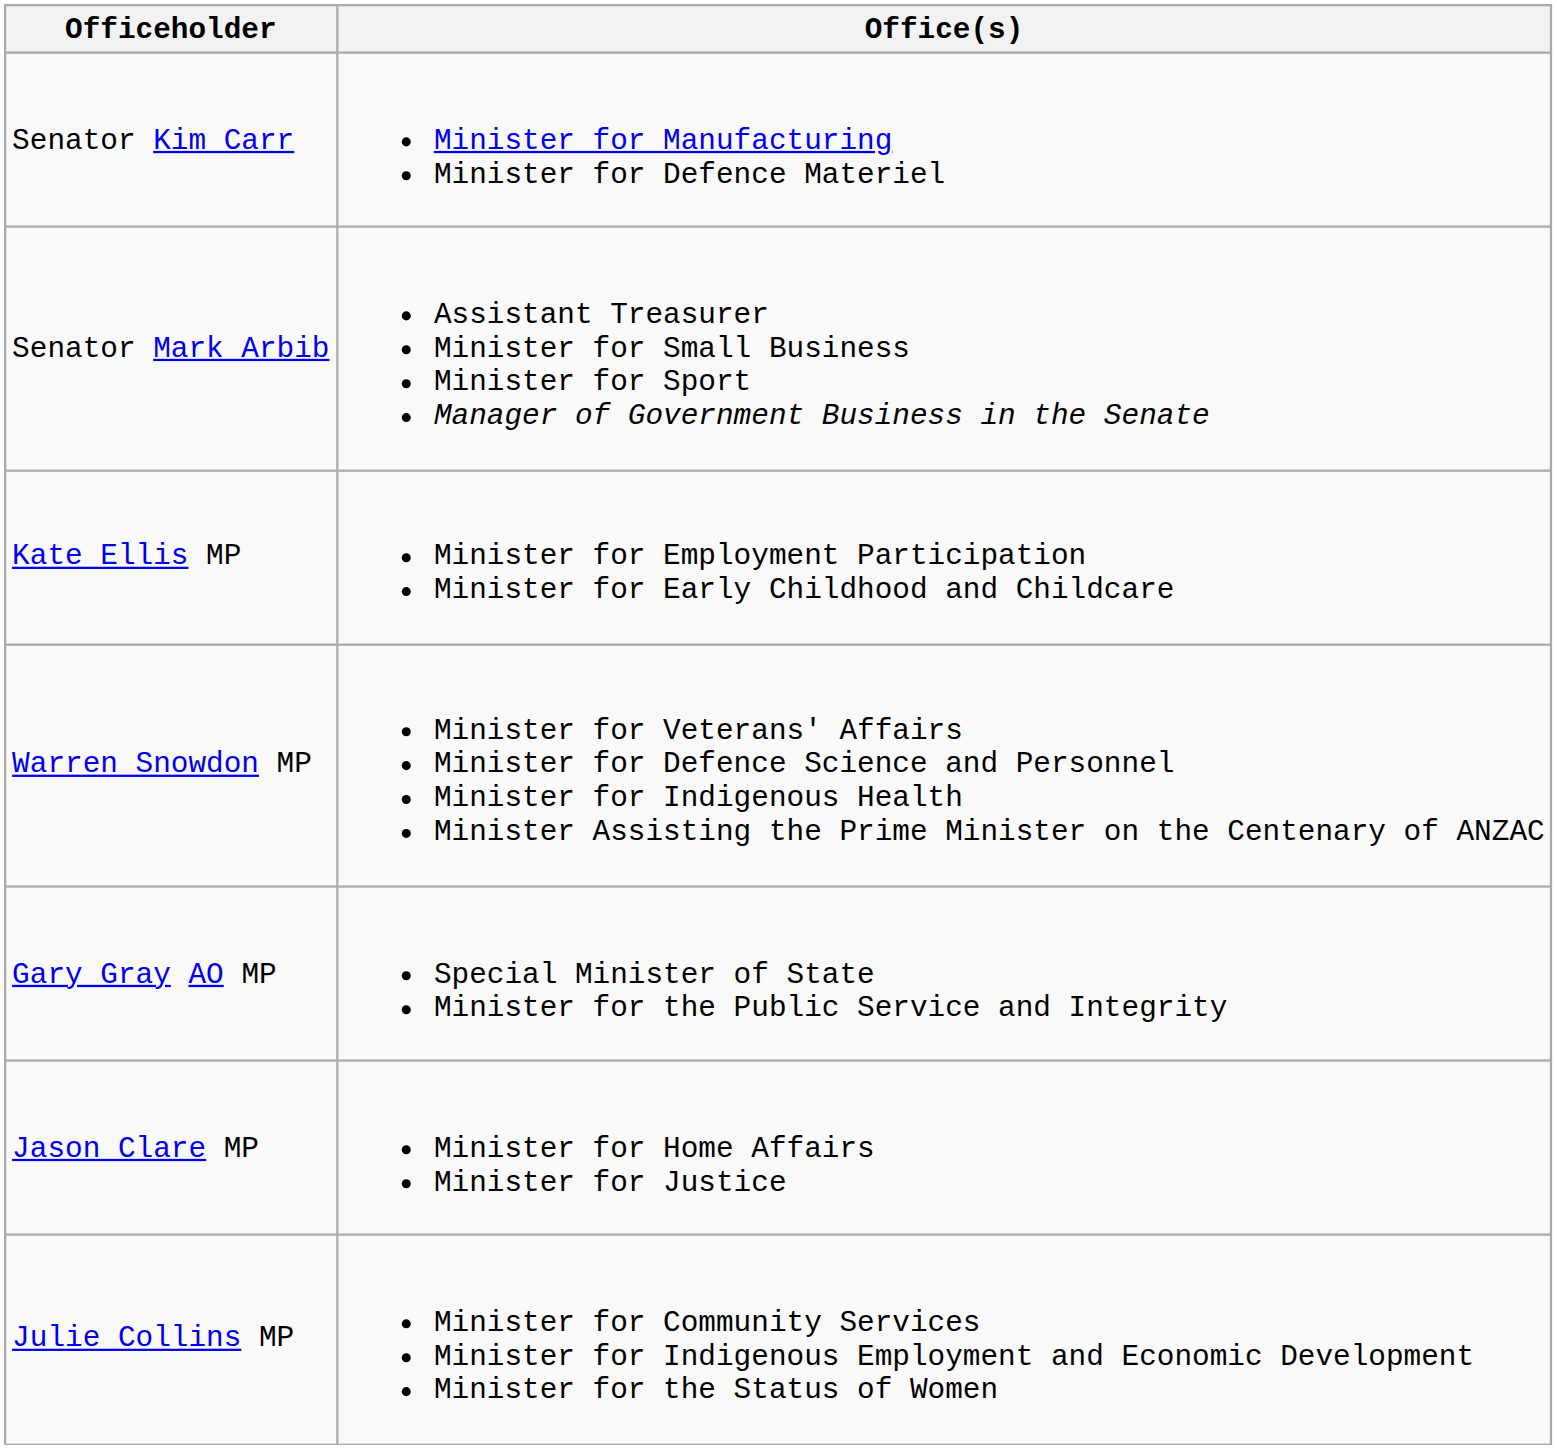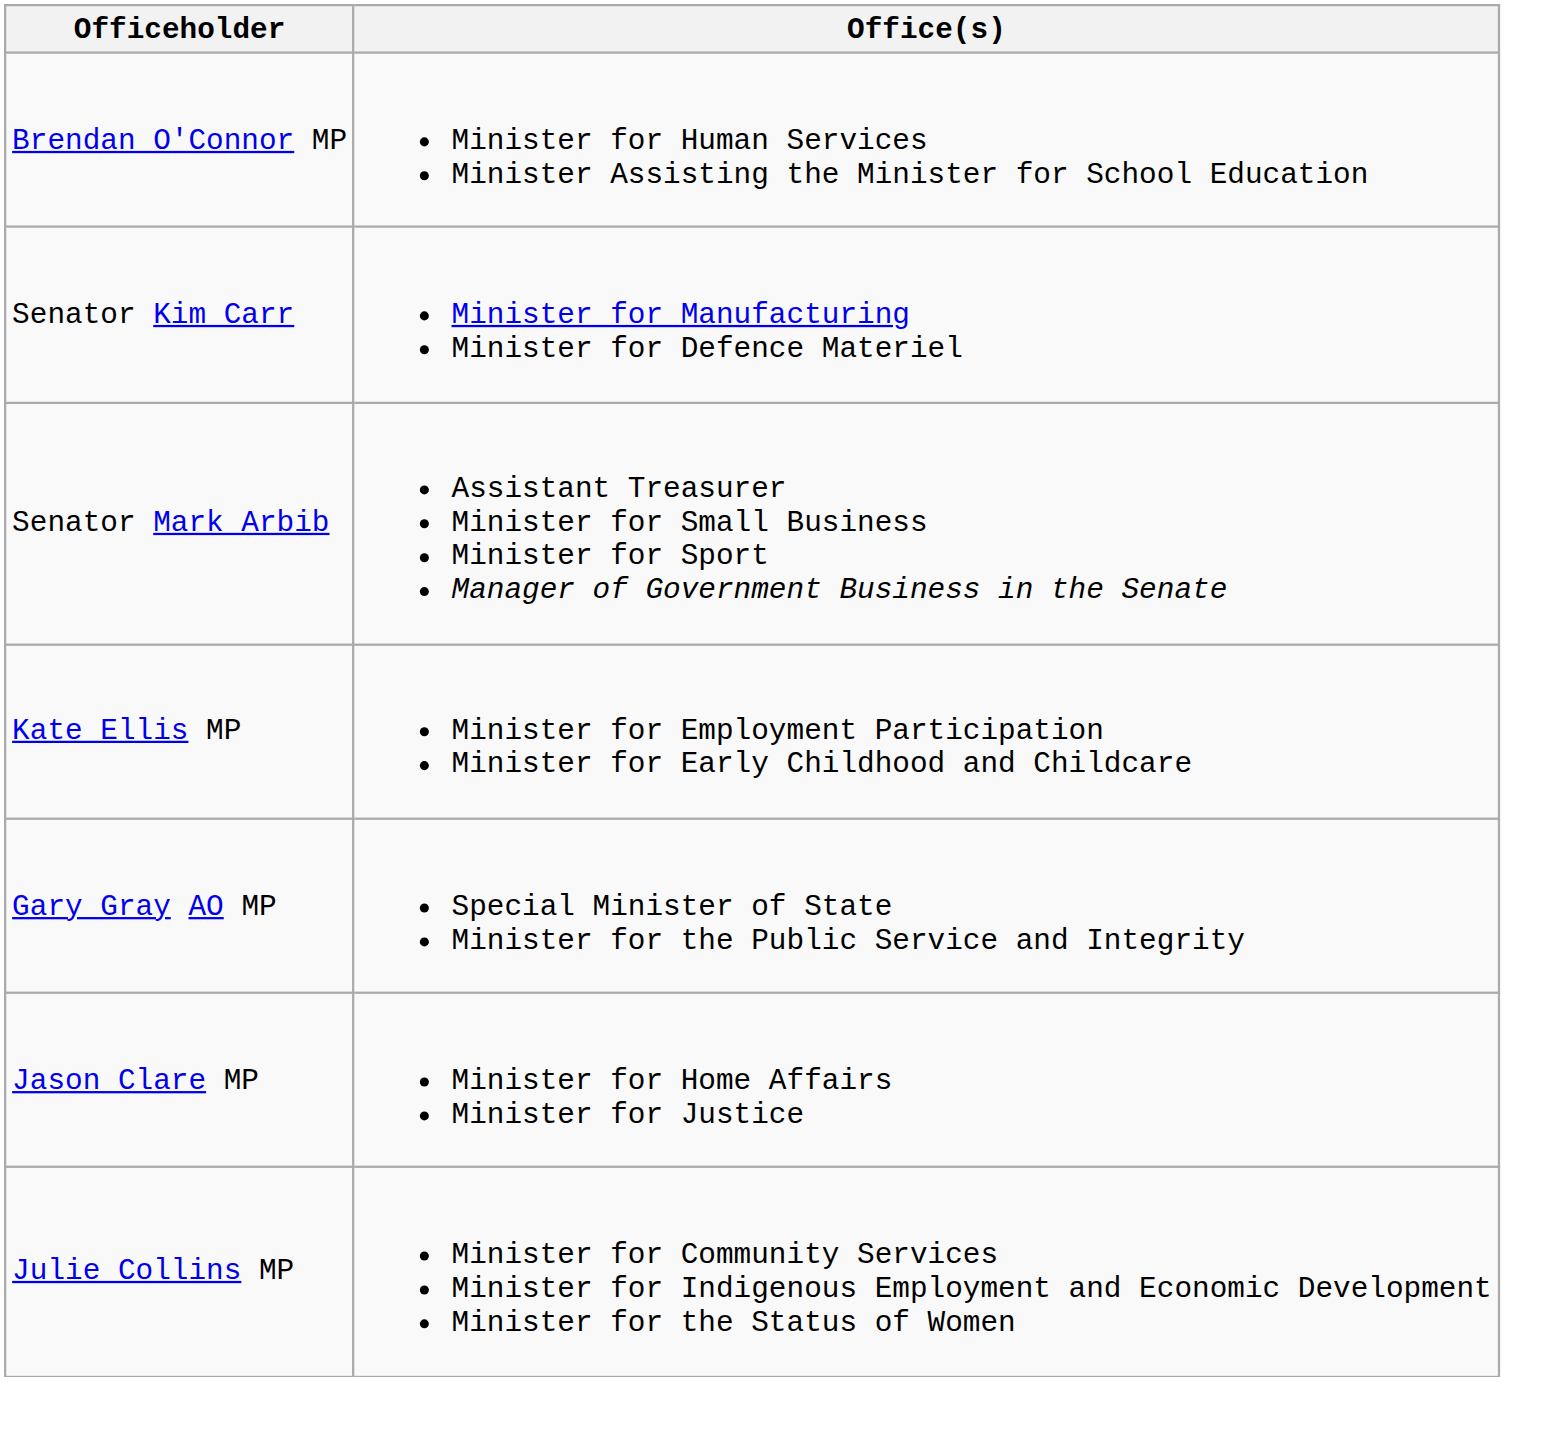+ row: (180, 140)
- row: (162, 765)
